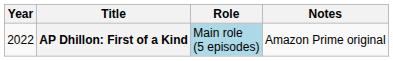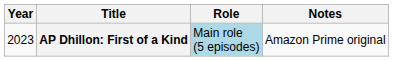(20, 39) 2022 -> (20, 39) 2023
